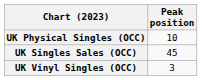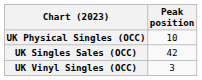(172, 53) 45 -> (172, 53) 42
